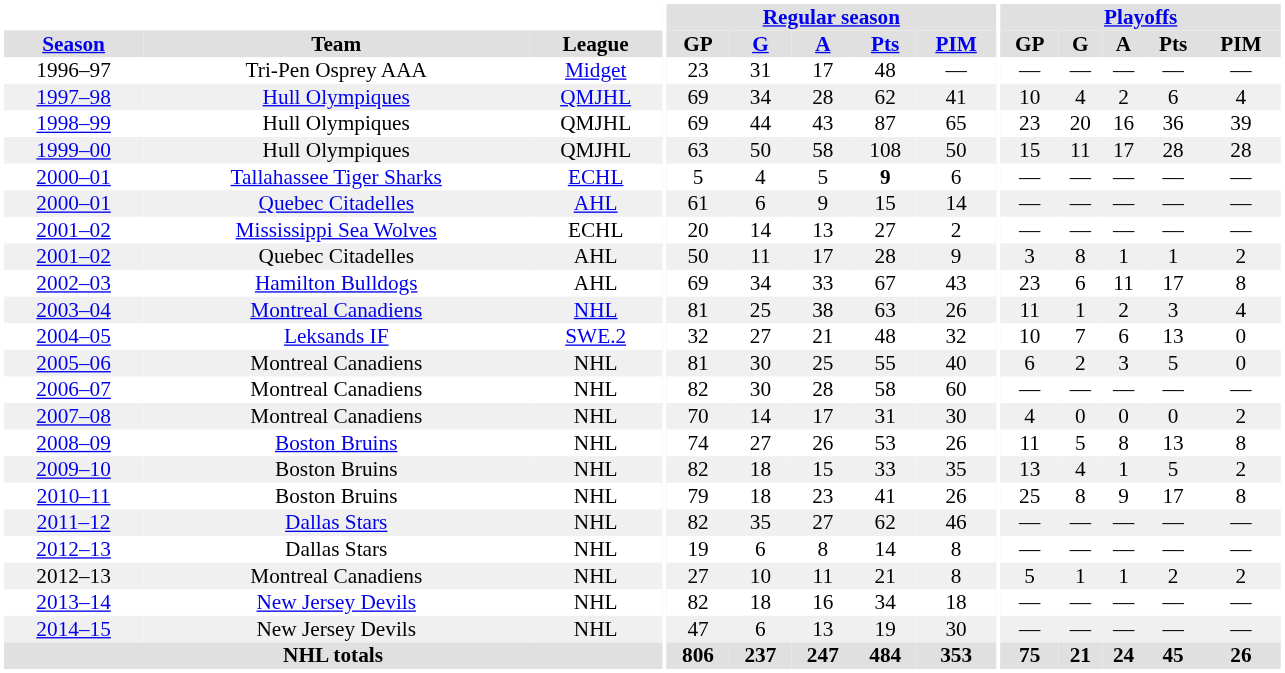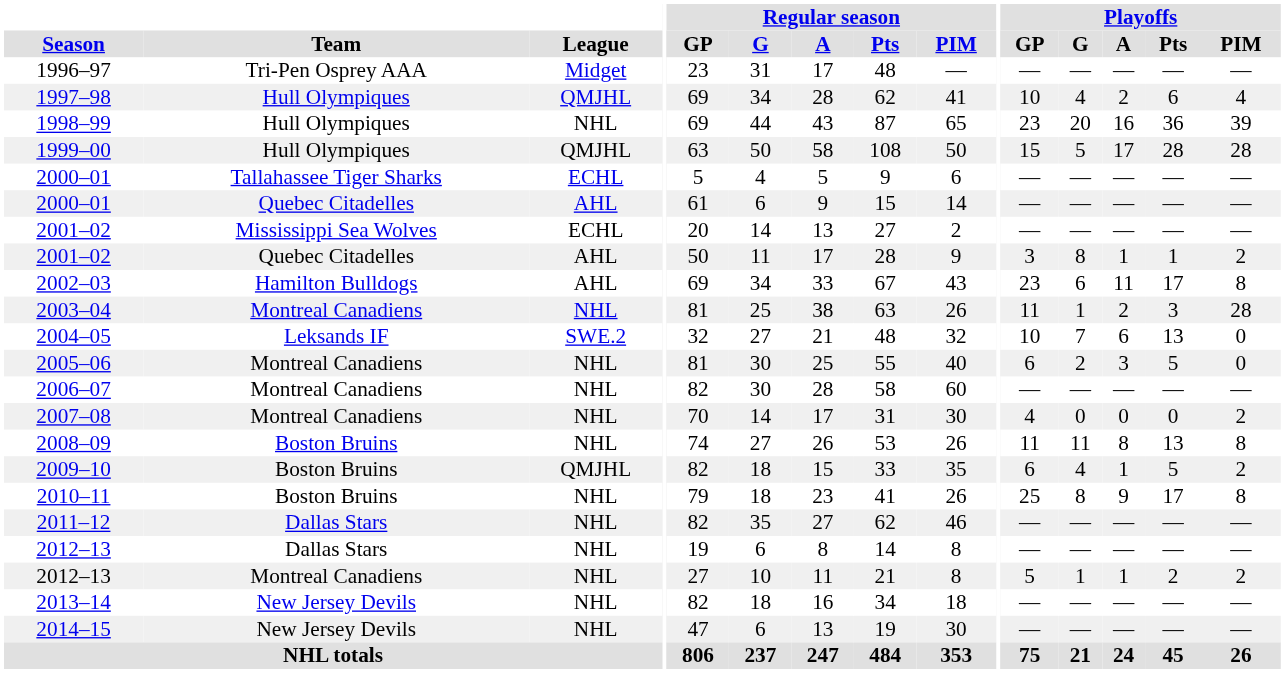(596, 123) QMJHL -> (596, 123) NHL
(1080, 150) 11 -> (1080, 150) 5
(885, 176) bold -> (885, 176) normal
(1241, 309) 4 -> (1241, 309) 28
(1080, 442) 5 -> (1080, 442) 11
(596, 469) NHL -> (596, 469) QMJHL
(1030, 469) 13 -> (1030, 469) 6
